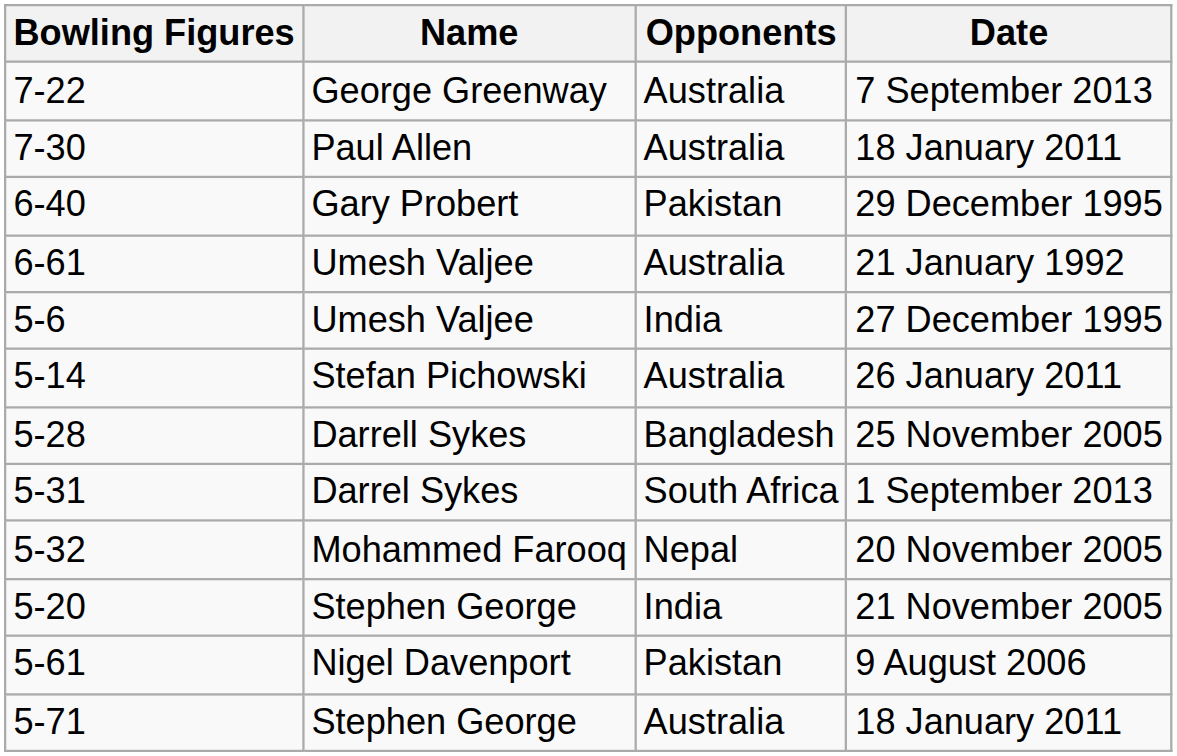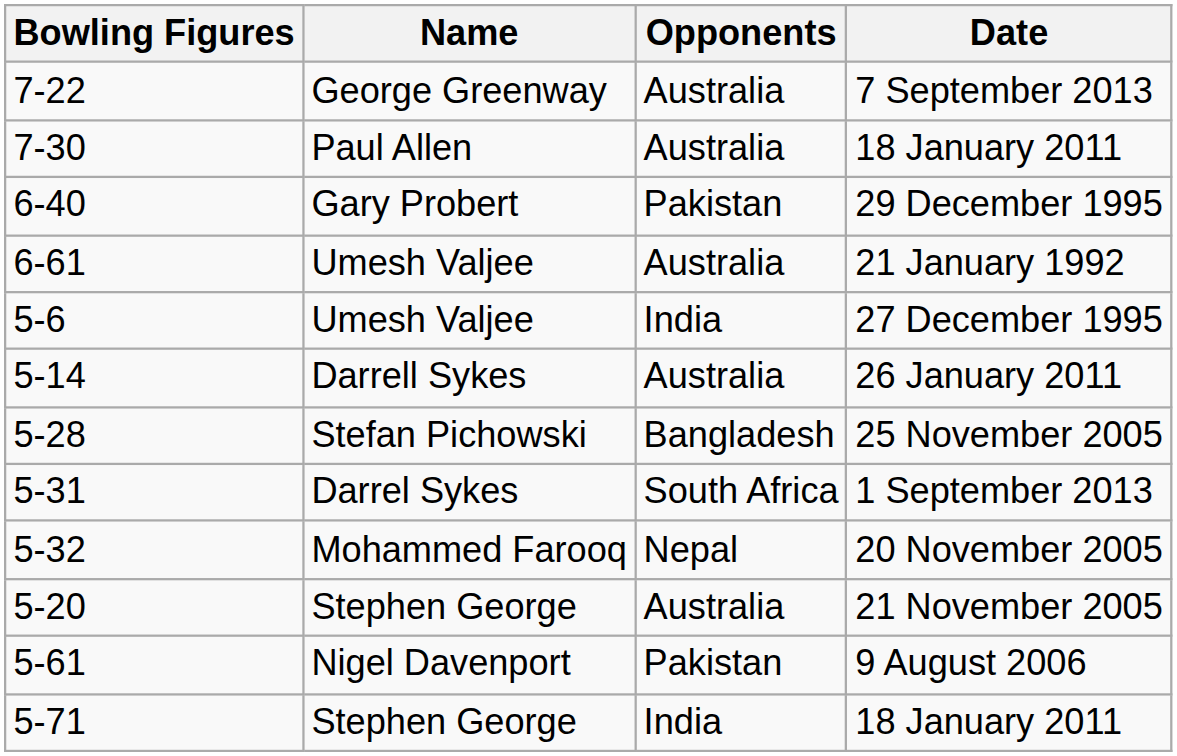(449, 377) Stefan Pichowski -> (419, 377) Darrell Sykes
(419, 434) Darrell Sykes -> (449, 434) Stefan Pichowski
(683, 606) India -> (714, 606) Australia
(714, 721) Australia -> (683, 721) India
